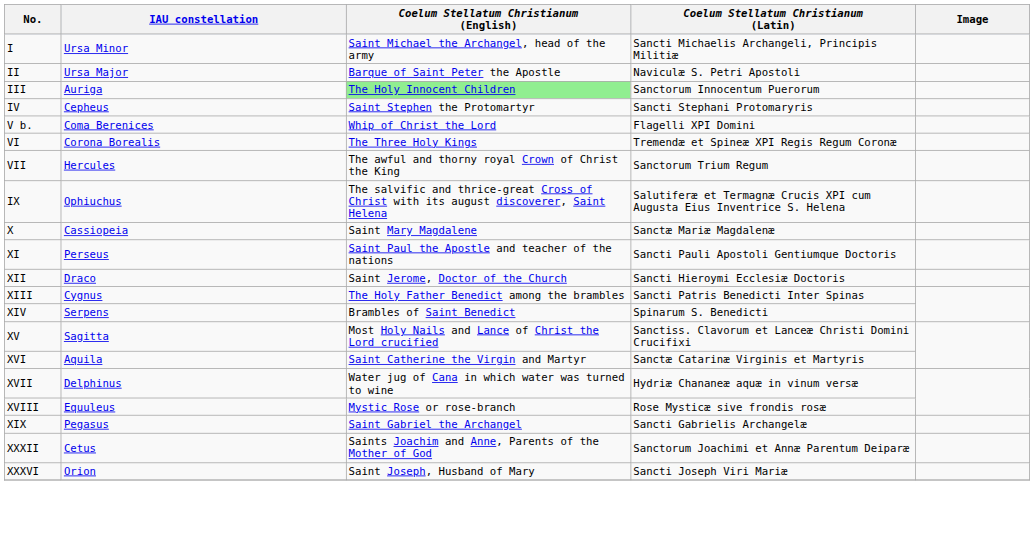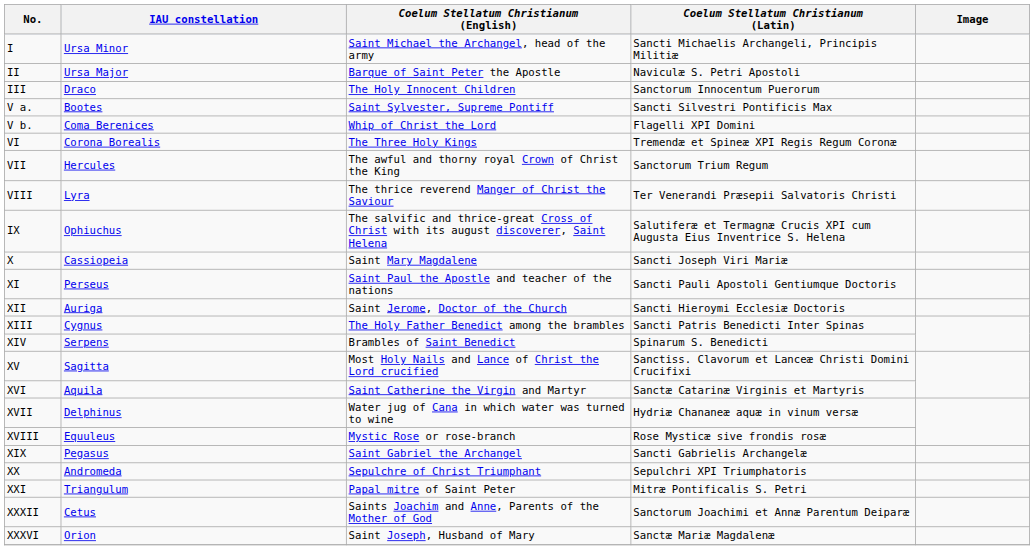(83, 90) Auriga -> (80, 90) Draco
(432, 90) lightgreen background -> (432, 90) no background
- row: (13, 107)
+ row: (20, 107)
+ row: (20, 195)
(704, 231) Sanctæ Mariæ Magdalenæ -> (710, 261) Sancti Joseph Viri Mariæ
(80, 278) Draco -> (83, 308) Auriga
+ row: (13, 471)
+ row: (17, 489)
(710, 471) Sancti Joseph Viri Mariæ -> (704, 536) Sanctæ Mariæ Magdalenæ
